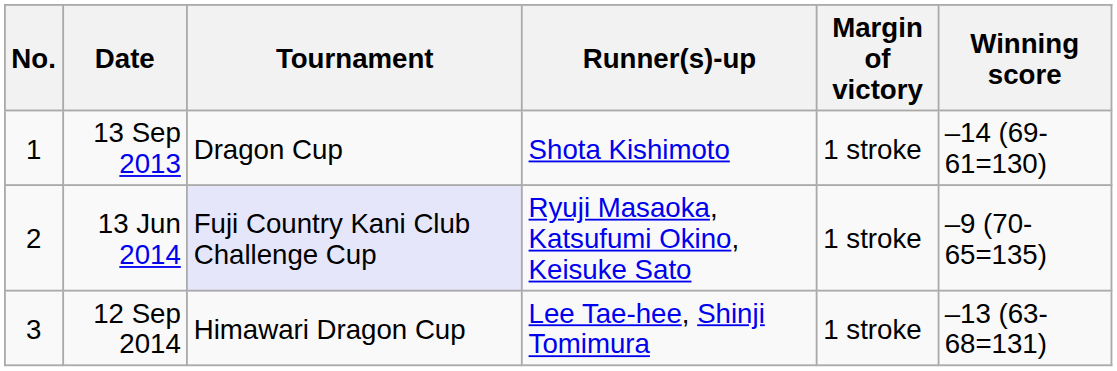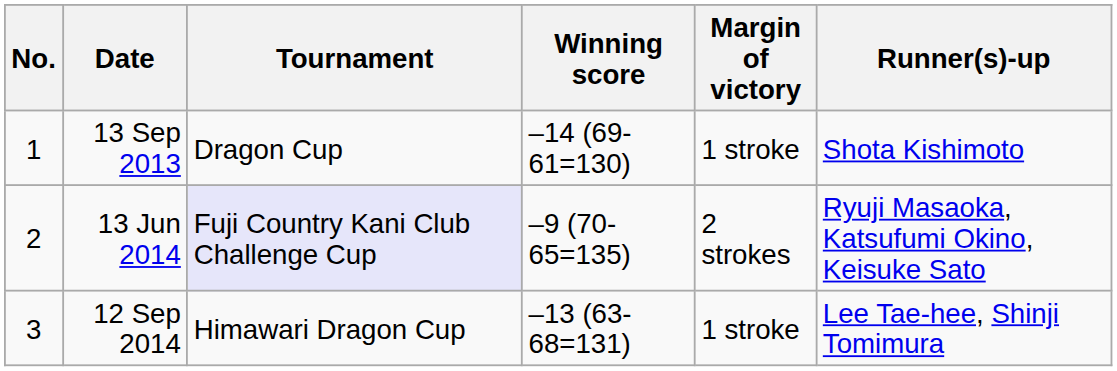columns swapped: (1025, 58) <-> (669, 58)
(872, 238) 1 stroke -> (746, 238) 2 strokes
